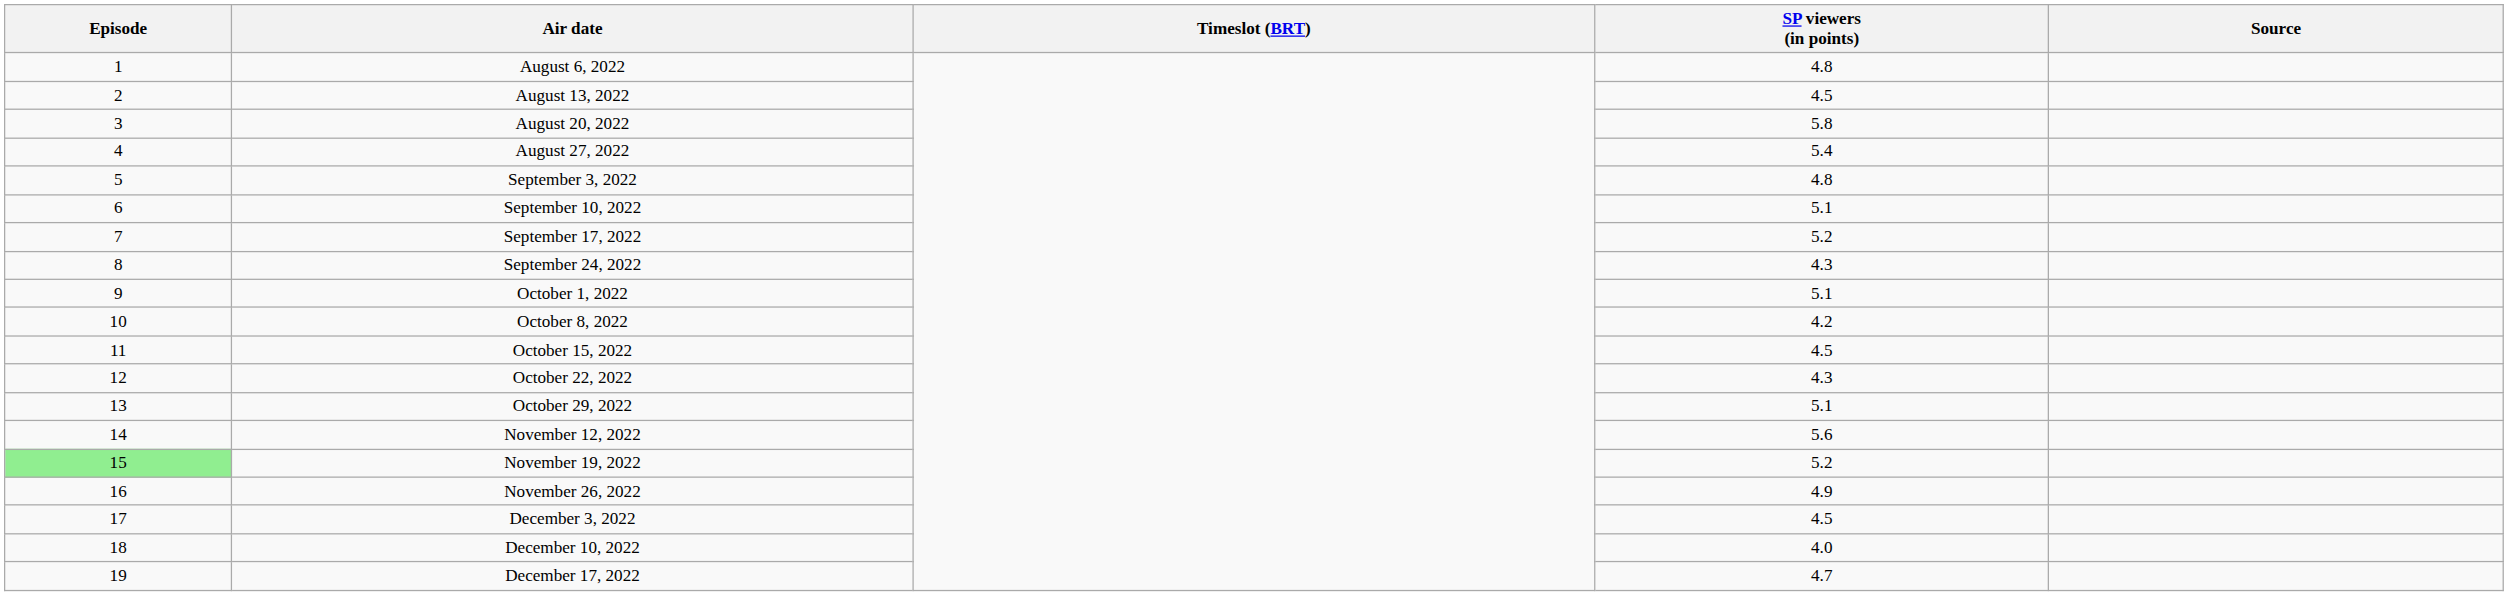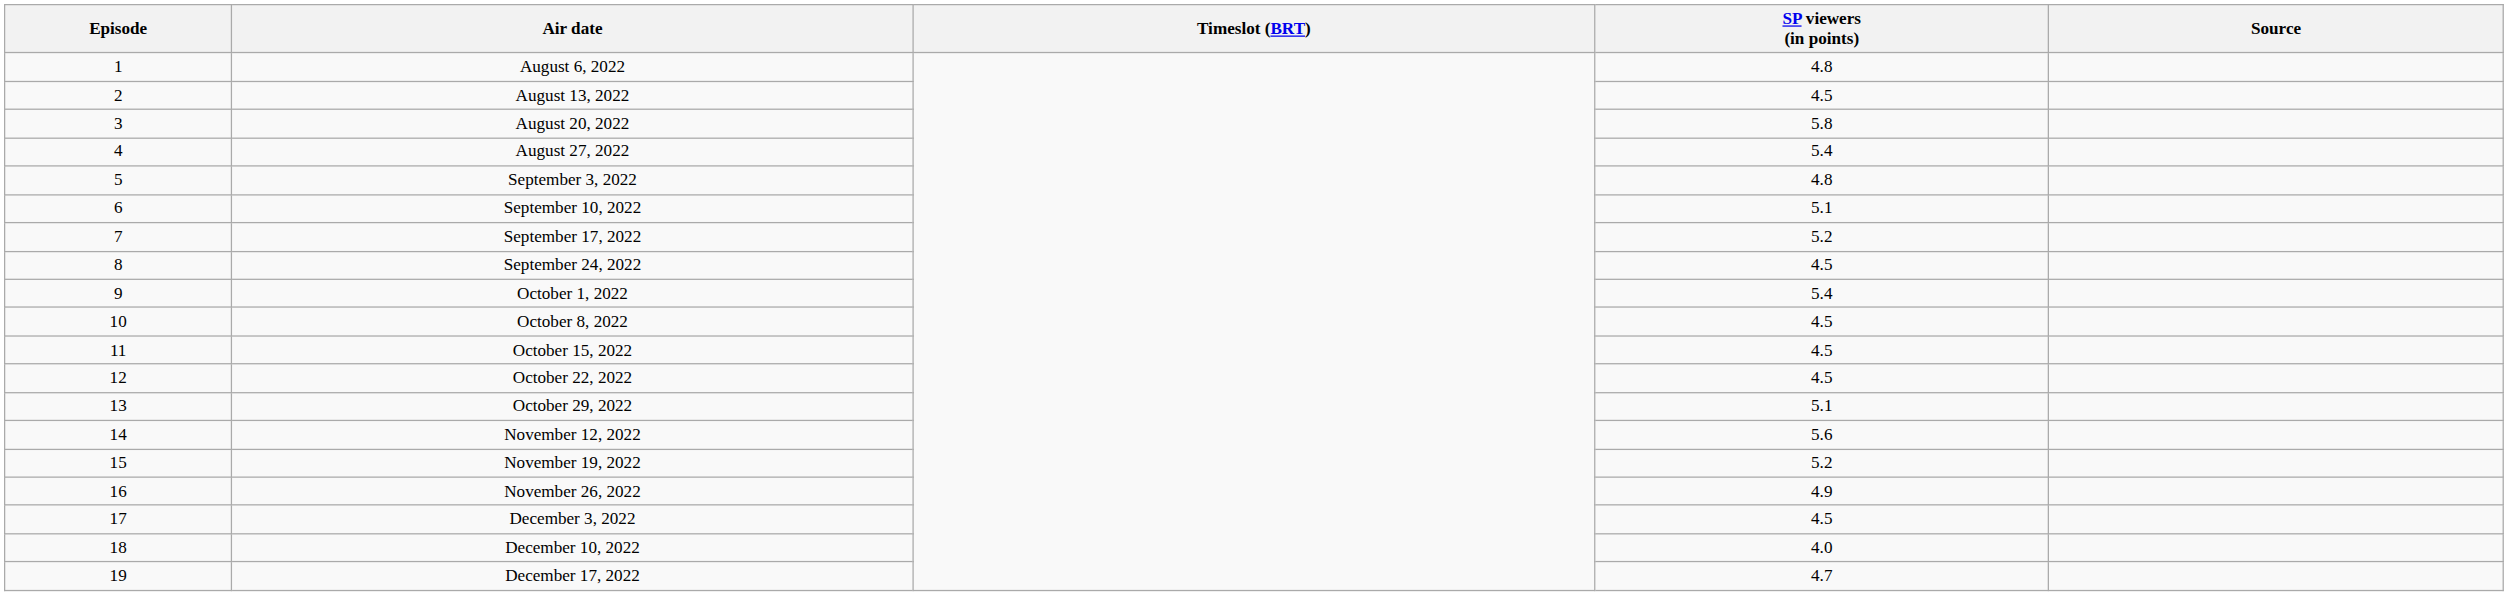(1822, 264) 4.3 -> (1822, 264) 4.5
(1822, 292) 5.1 -> (1822, 292) 5.4
(1822, 321) 4.2 -> (1822, 321) 4.5
(1822, 377) 4.3 -> (1822, 377) 4.5
(118, 462) lightgreen background -> (118, 462) no background
